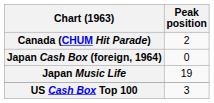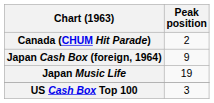(187, 57) 0 -> (187, 57) 9
